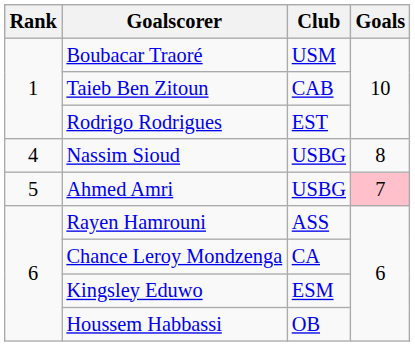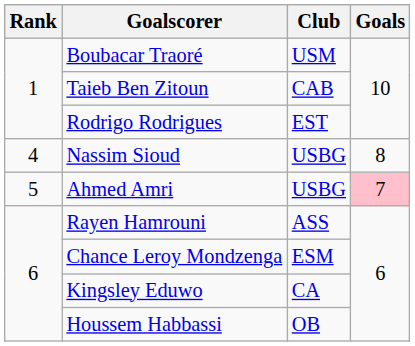(306, 256) CA -> (313, 256) ESM
(313, 290) ESM -> (306, 290) CA
